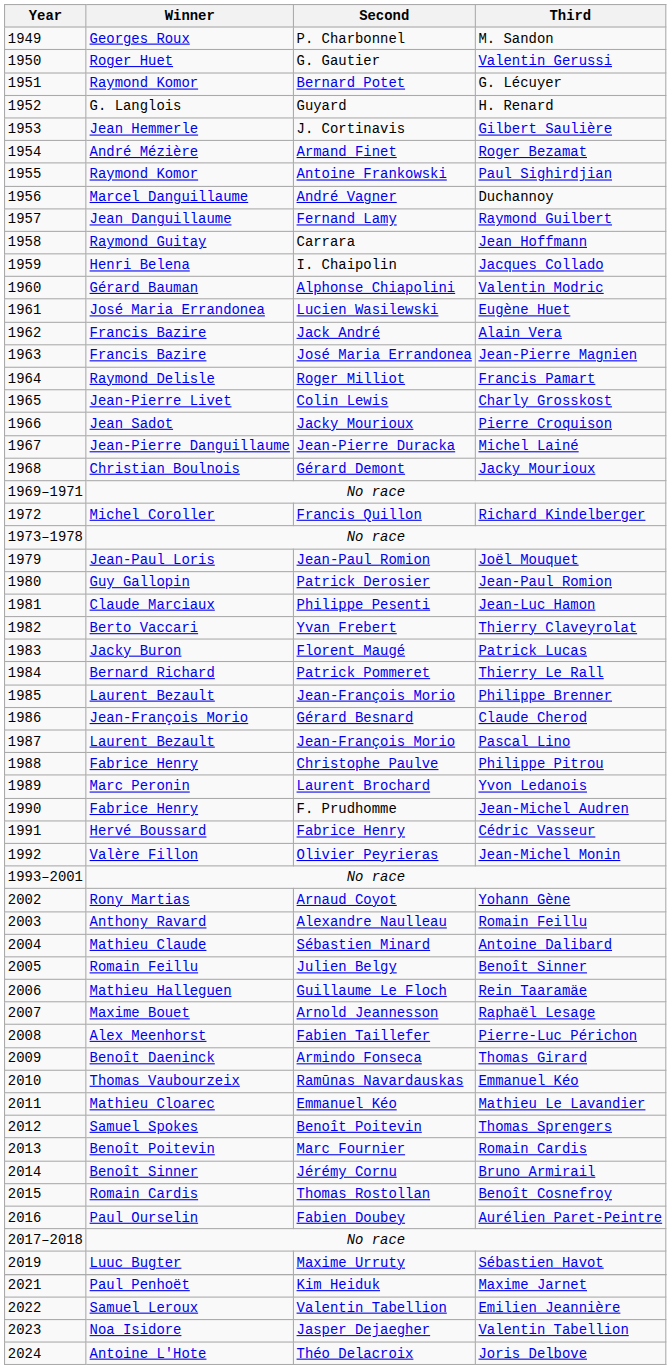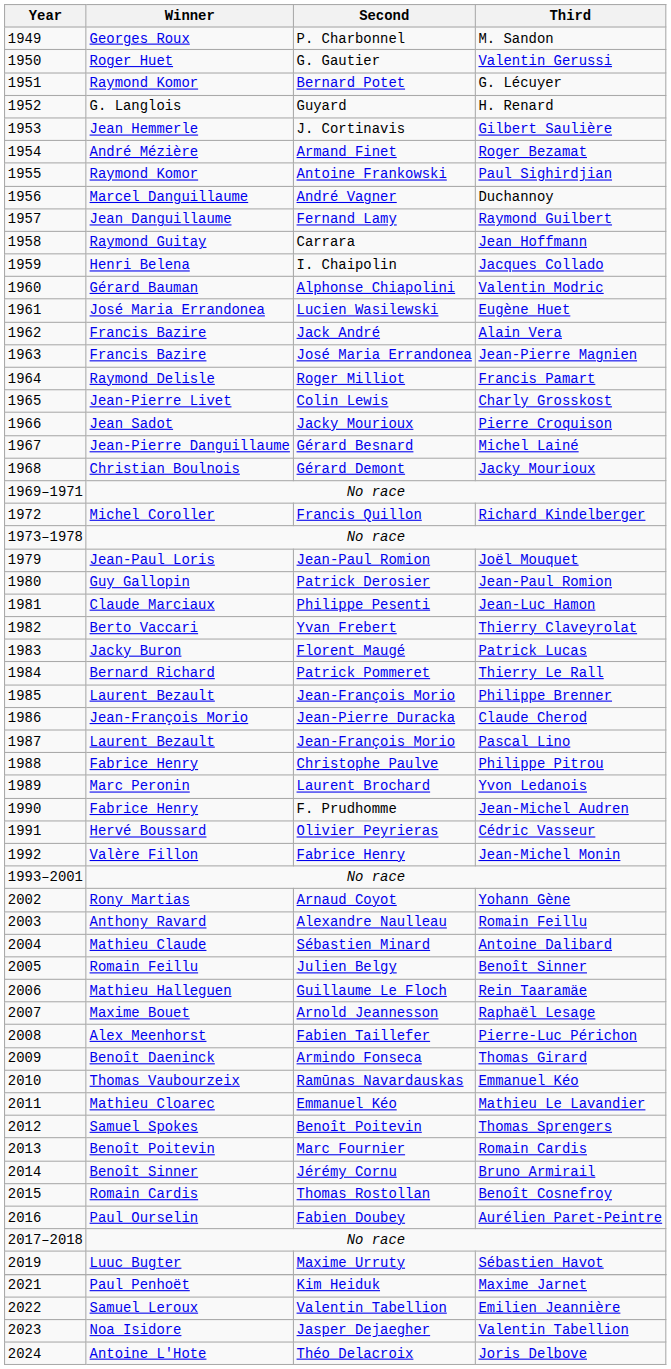(376, 447) Jean-Pierre Duracka -> (355, 447) Gérard Besnard
(355, 719) Gérard Besnard -> (376, 719) Jean-Pierre Duracka
(351, 832) Fabrice Henry -> (368, 832) Olivier Peyrieras
(368, 855) Olivier Peyrieras -> (351, 855) Fabrice Henry
